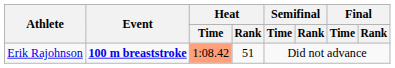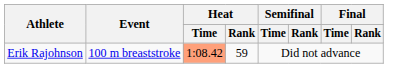(138, 53) bold -> (134, 53) normal
(248, 53) 51 -> (242, 53) 59
